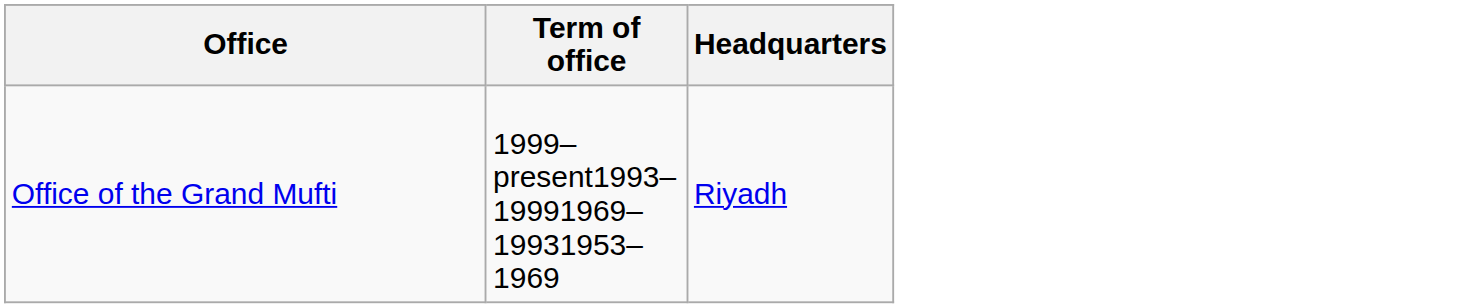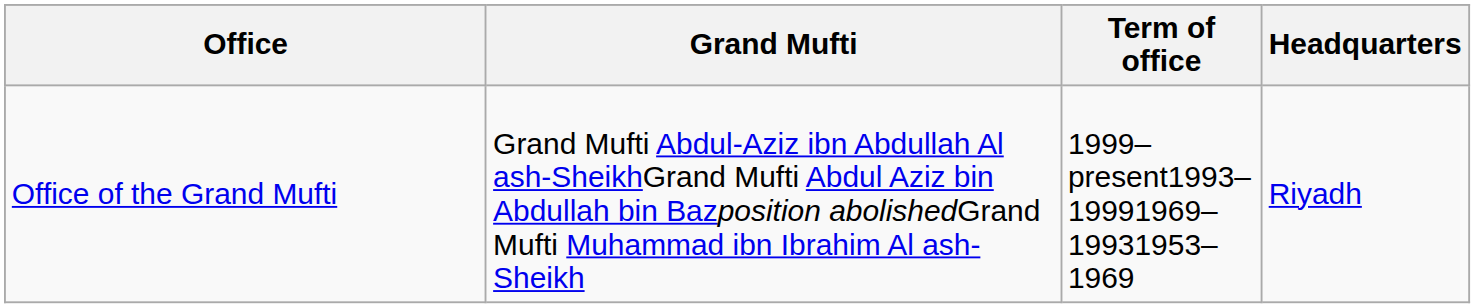+ column: (774, 45)
